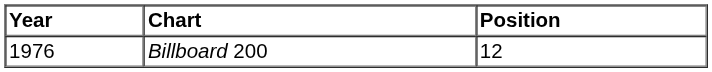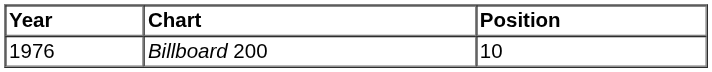(491, 51) 12 -> (491, 51) 10
